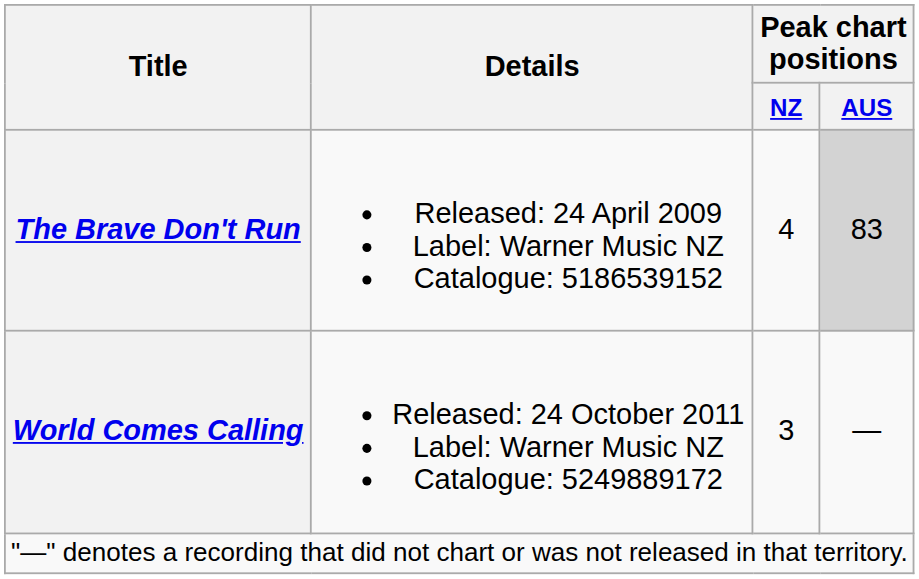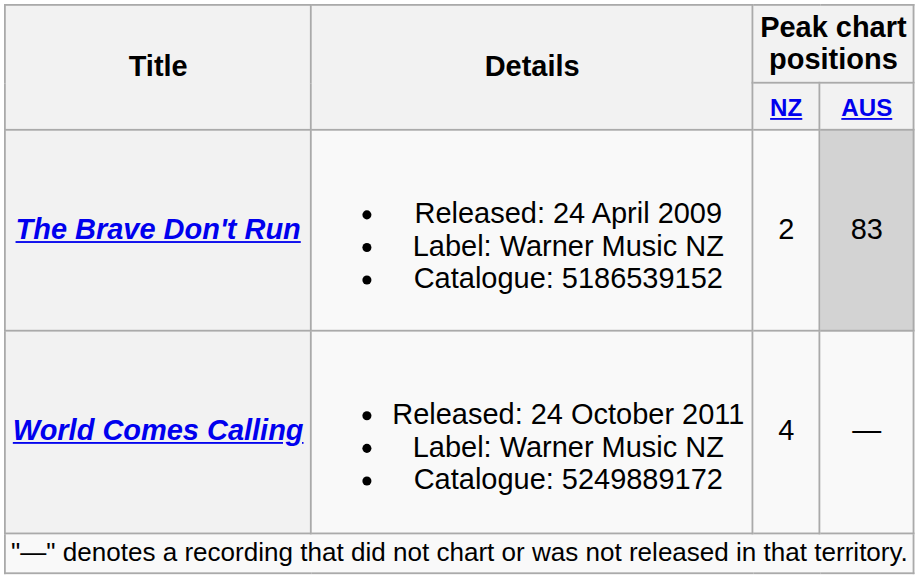(786, 229) 4 -> (786, 229) 2
(786, 431) 3 -> (786, 431) 4
